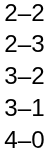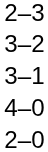- row: (24, 12)
+ row: (24, 139)
